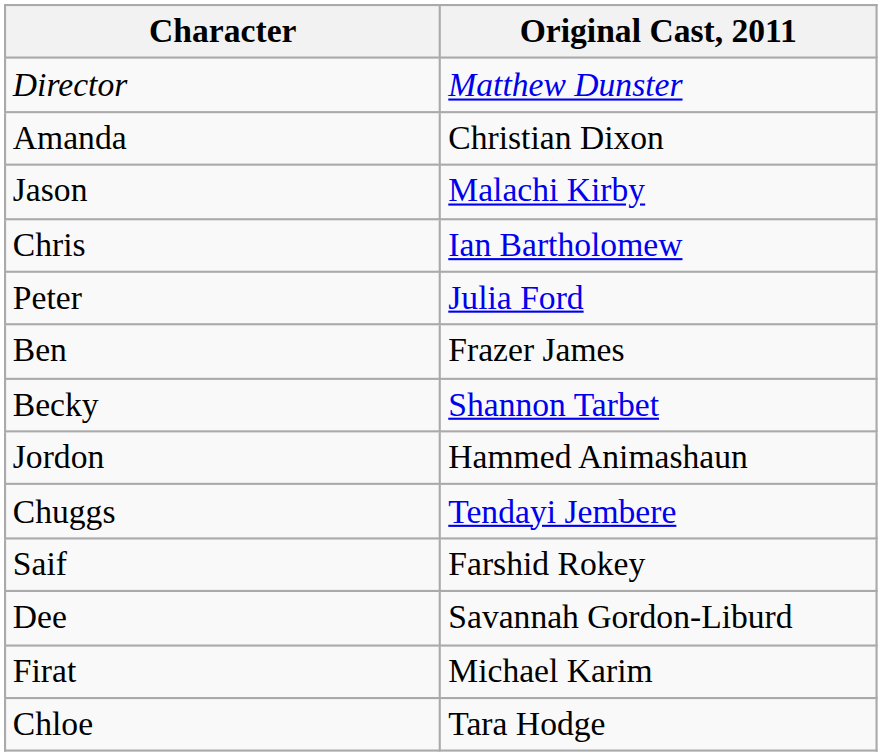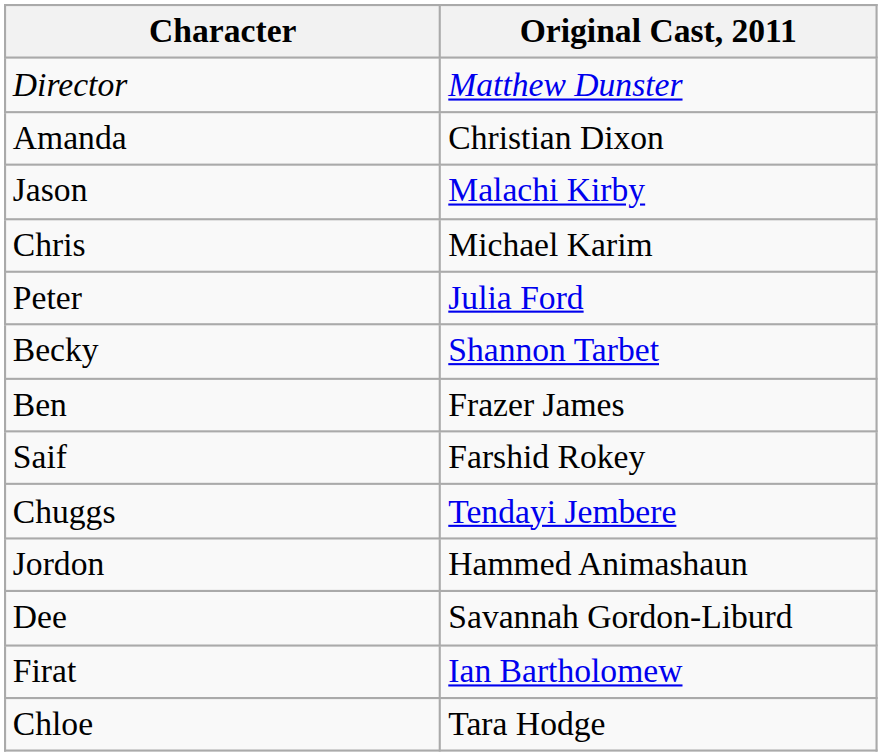(565, 244) Ian Bartholomew -> (550, 244) Michael Karim
rows swapped: (40, 350) <-> (56, 404)
rows swapped: (40, 564) <-> (59, 457)
(550, 670) Michael Karim -> (565, 670) Ian Bartholomew
